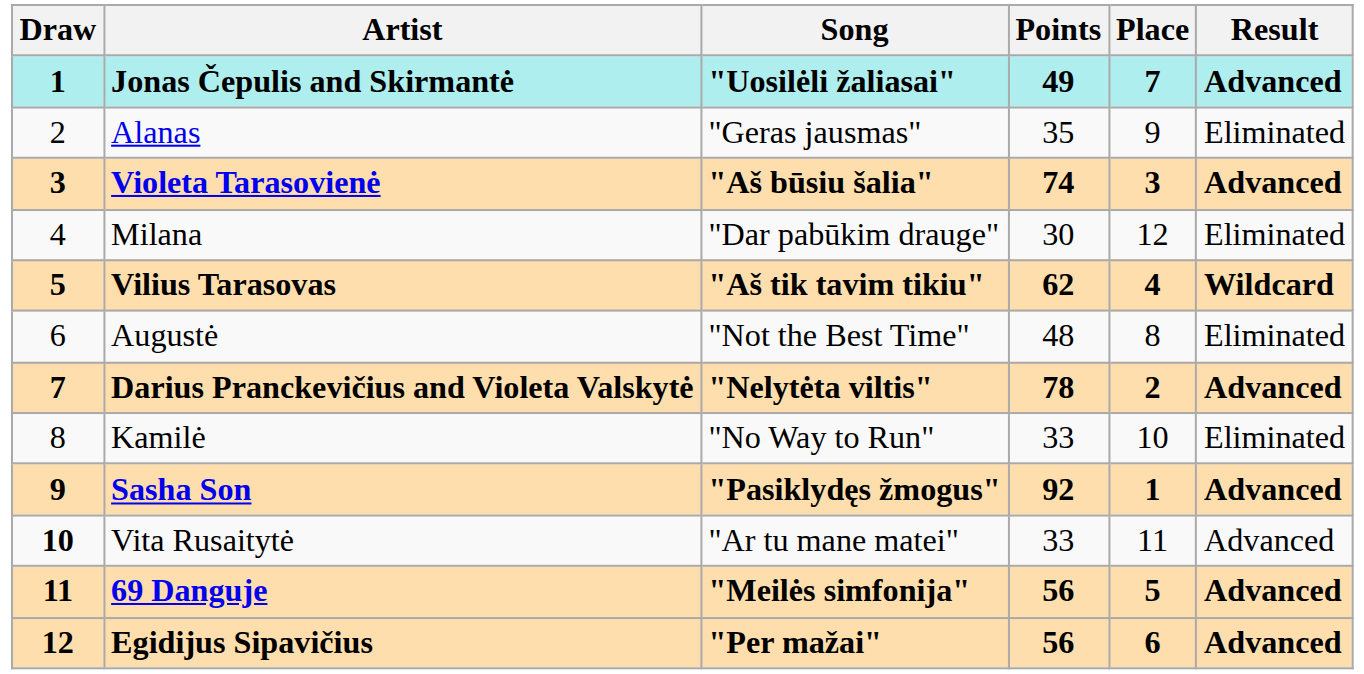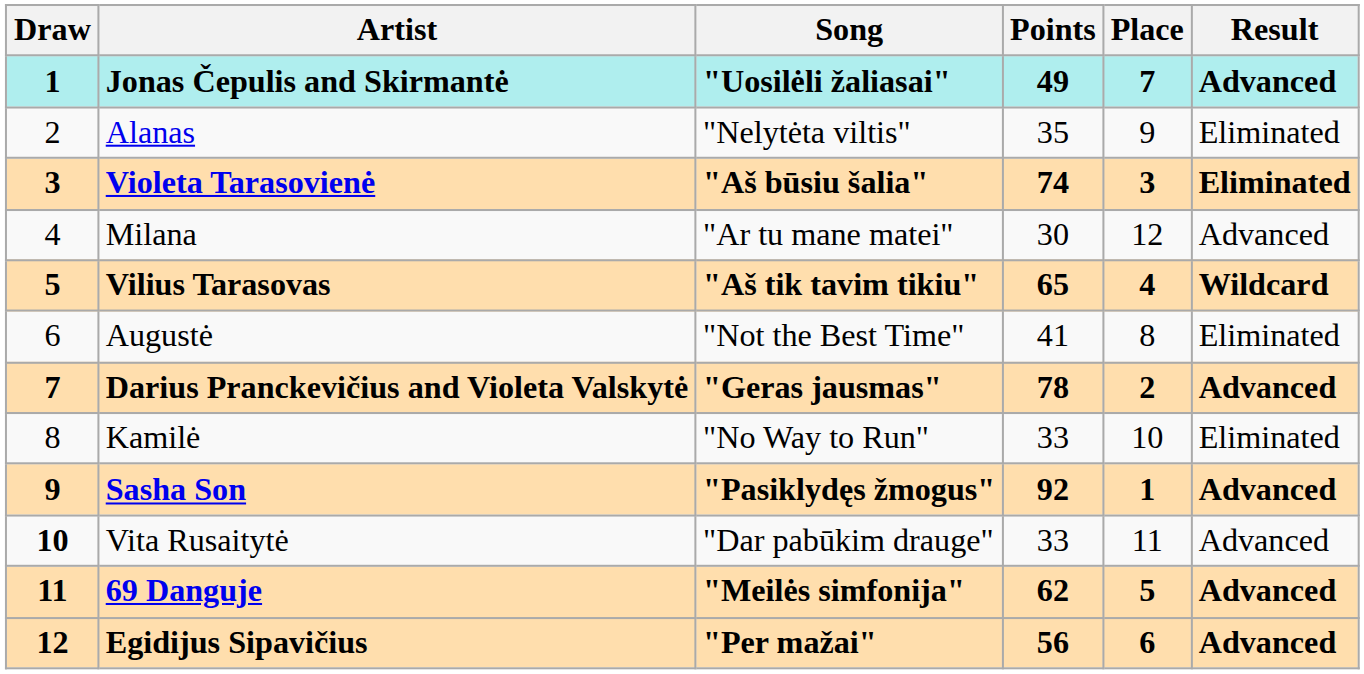(815, 132) "Geras jausmas" -> (807, 132) "Nelytėta viltis"
(1273, 183) Advanced -> (1275, 183) Eliminated
(854, 234) "Dar pabūkim drauge" -> (828, 234) "Ar tu mane matei"
(1275, 234) Eliminated -> (1264, 234) Advanced
(1058, 285) 62 -> (1053, 285) 65
(1058, 336) 48 -> (1053, 336) 41
(821, 387) "Nelytėta viltis" -> (822, 387) "Geras jausmas"
(834, 540) "Ar tu mane matei" -> (848, 540) "Dar pabūkim drauge"
(1058, 591) 56 -> (1053, 591) 62
